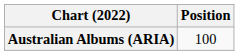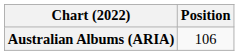(206, 38) 100 -> (206, 38) 106
